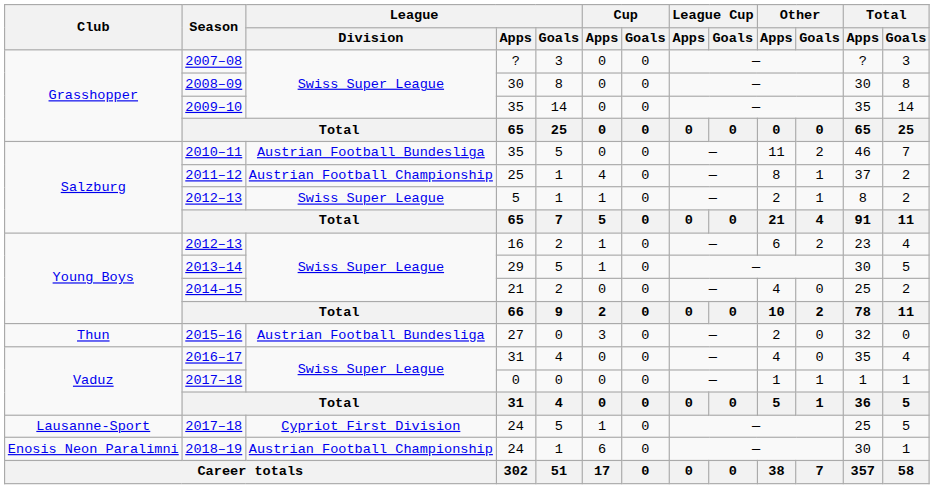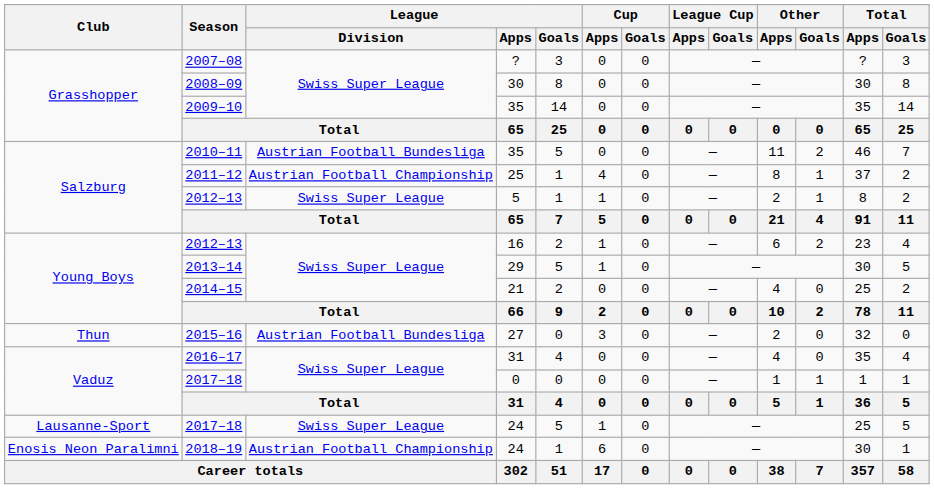(371, 426) Cypriot First Division -> (371, 426) Swiss Super League
